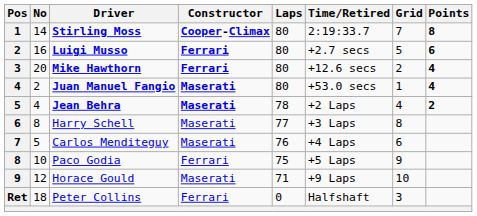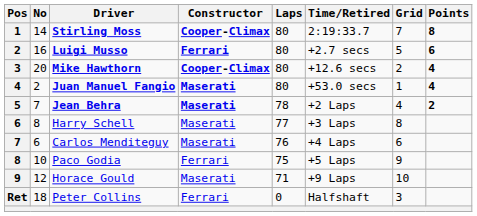(205, 69) Ferrari -> (225, 69) Cooper-Climax
(37, 106) 4 -> (37, 106) 7
(37, 142) 5 -> (37, 142) 6
